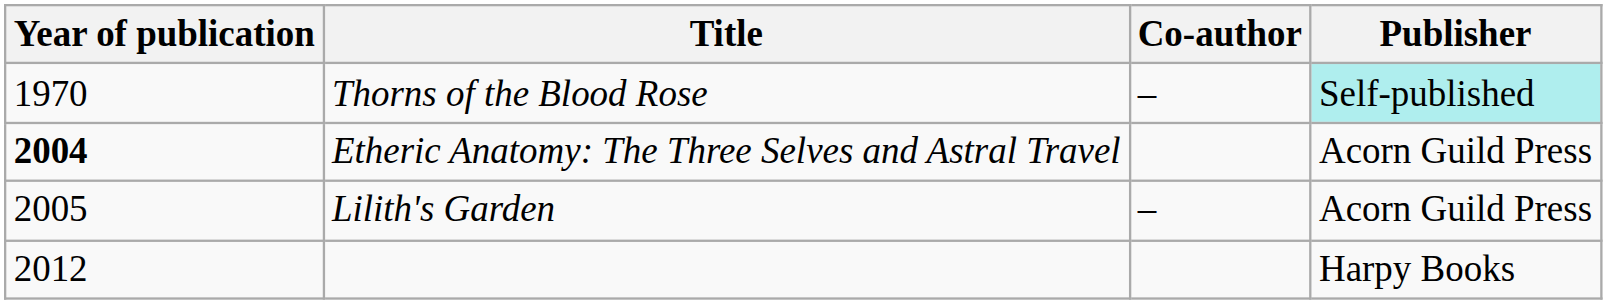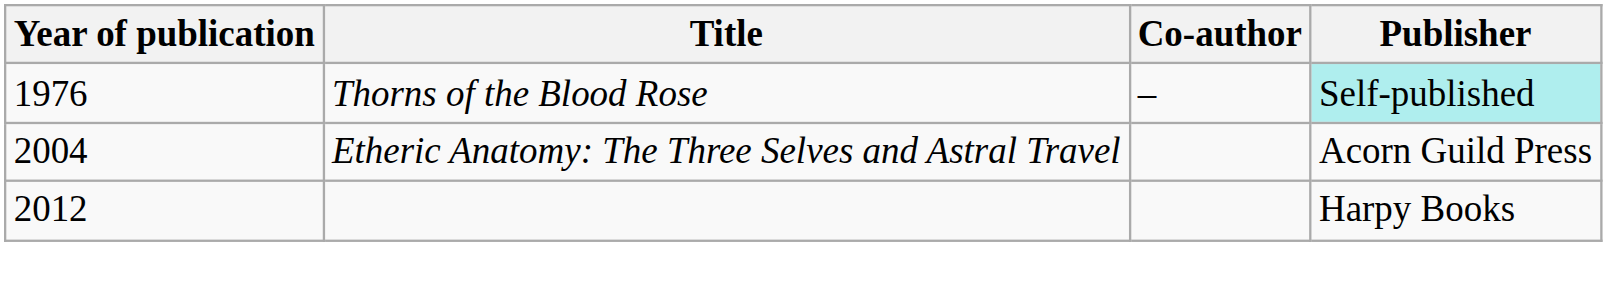(51, 92) 1970 -> (51, 92) 1976
(51, 151) bold -> (51, 151) normal
- row: (444, 209)
